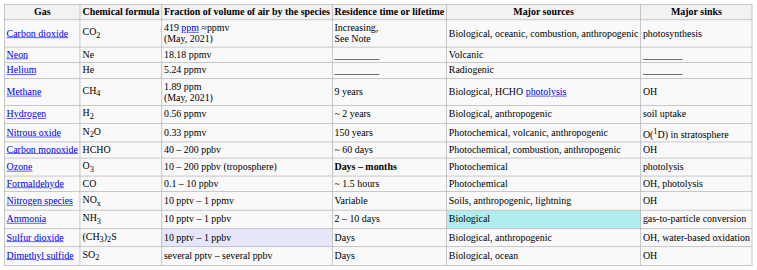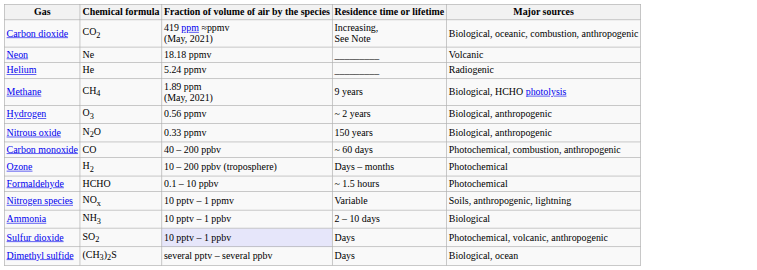- column: (696, 12)
(88, 114) H2 -> (88, 114) O3
(528, 133) Photochemical, volcanic, anthropogenic -> (500, 132) Biological, anthropogenic
(97, 150) HCHO -> (89, 150) CO
(88, 167) O3 -> (88, 167) H2
(366, 167) bold -> (364, 167) normal
(89, 184) CO -> (97, 184) HCHO
(469, 219) paleturquoise background -> (469, 219) no background
(100, 237) (CH3)2S -> (91, 237) SO2
(500, 237) Biological, anthropogenic -> (528, 237) Photochemical, volcanic, anthropogenic
(91, 256) SO2 -> (100, 256) (CH3)2S
